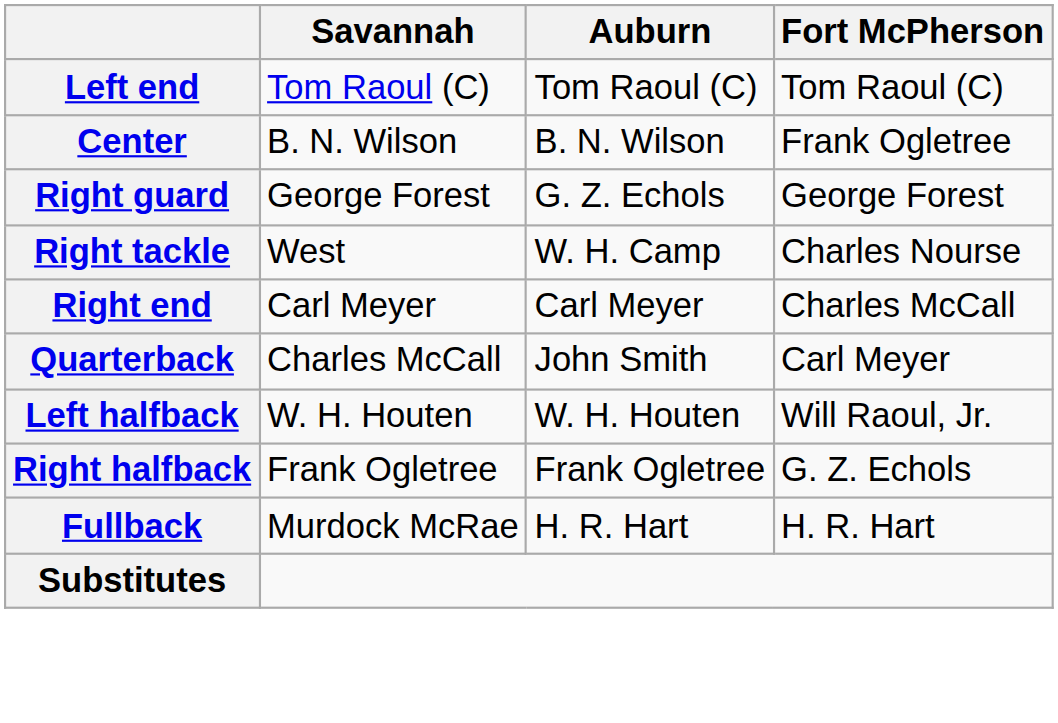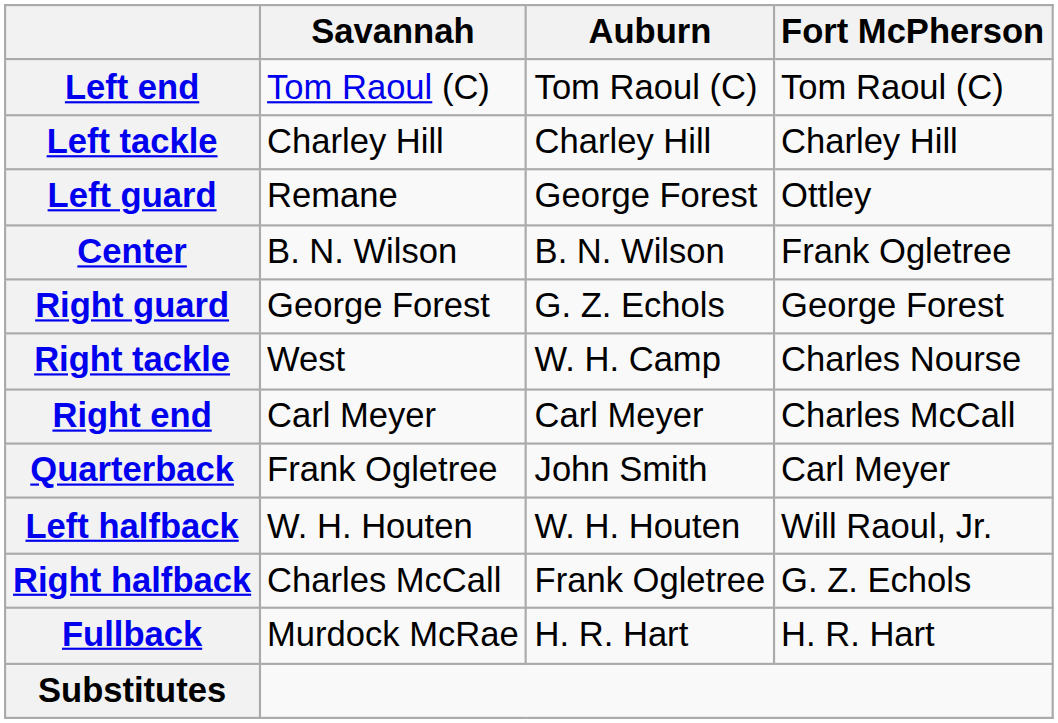+ row: (132, 141)
+ row: (132, 196)
(384, 360) Charles McCall -> (382, 470) Frank Ogletree
(382, 470) Frank Ogletree -> (384, 580) Charles McCall
